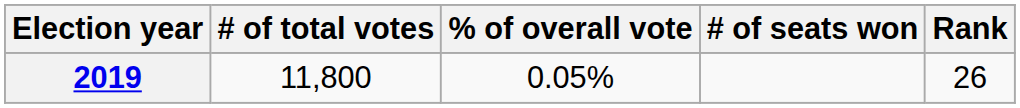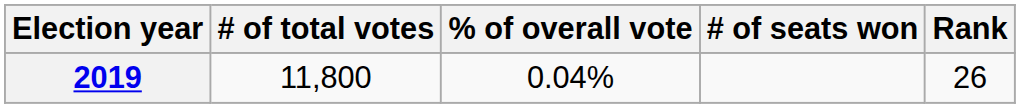(570, 77) 0.05% -> (570, 77) 0.04%
